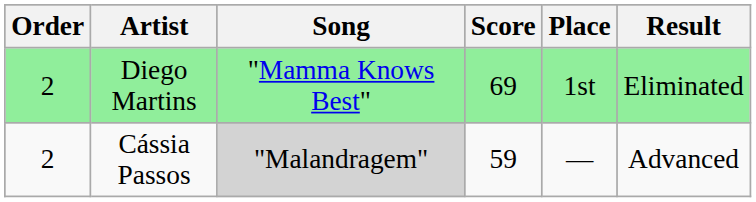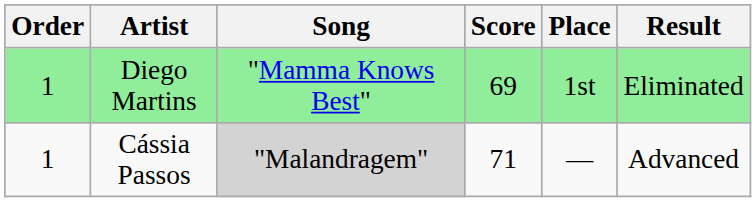(48, 84) 2 -> (48, 84) 1
(48, 159) 2 -> (48, 159) 1
(503, 159) 59 -> (503, 159) 71
